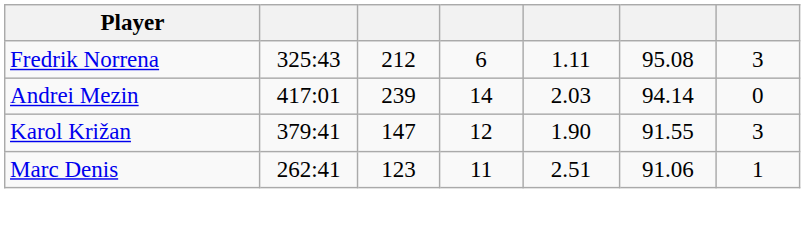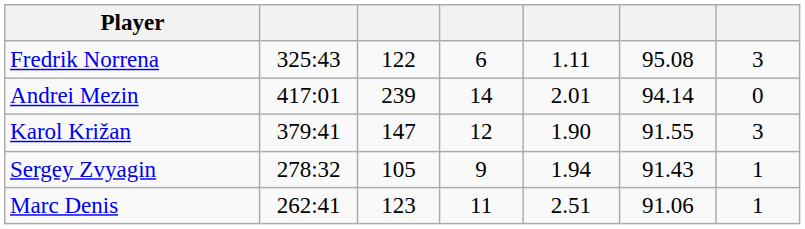(398, 59) 212 -> (398, 59) 122
(571, 95) 2.03 -> (571, 95) 2.01
+ row: (83, 168)
